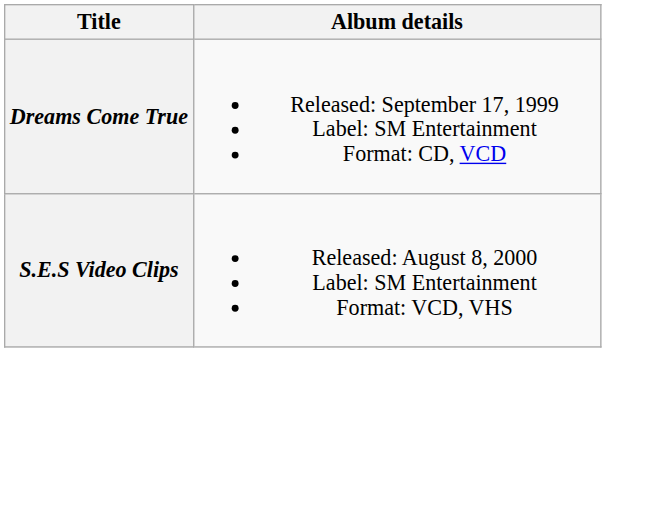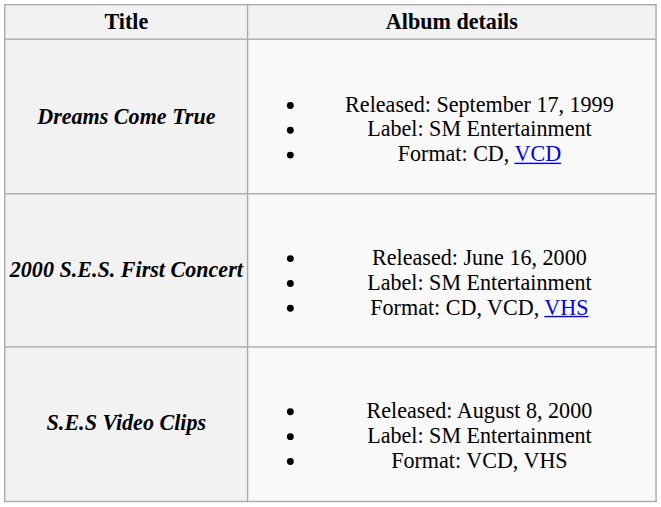+ row: (126, 270)
